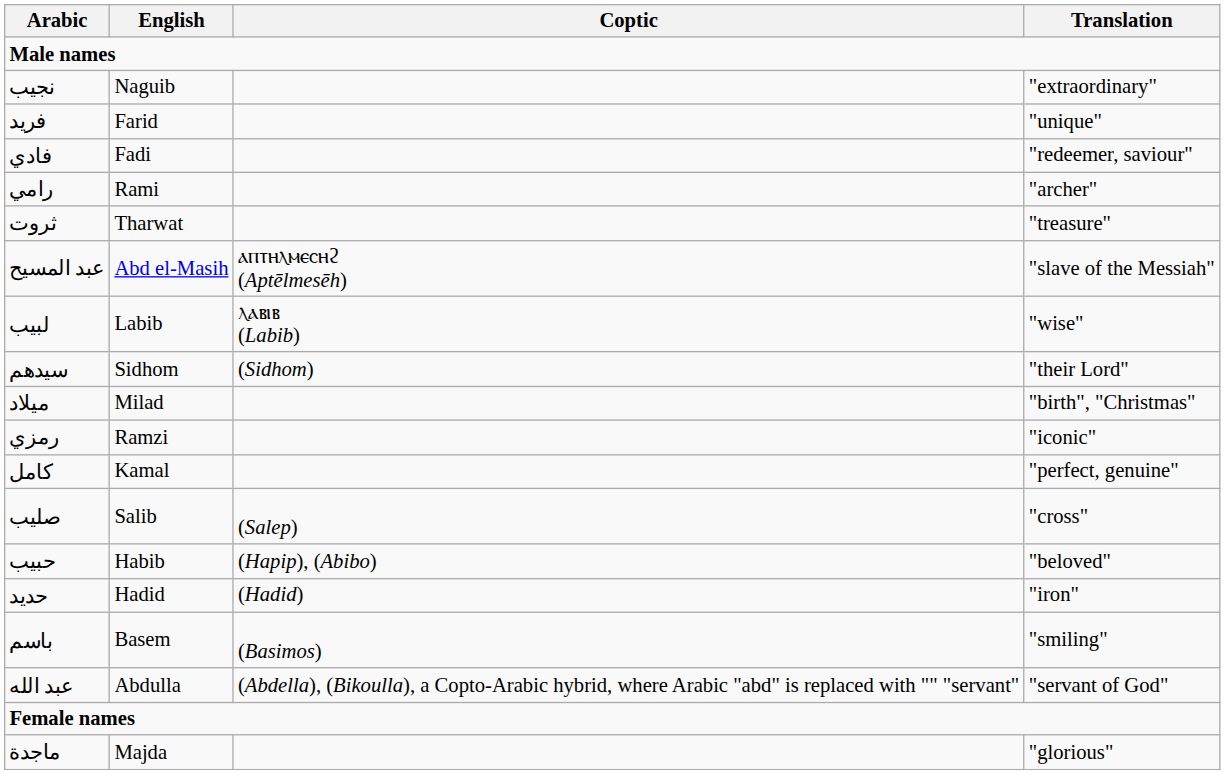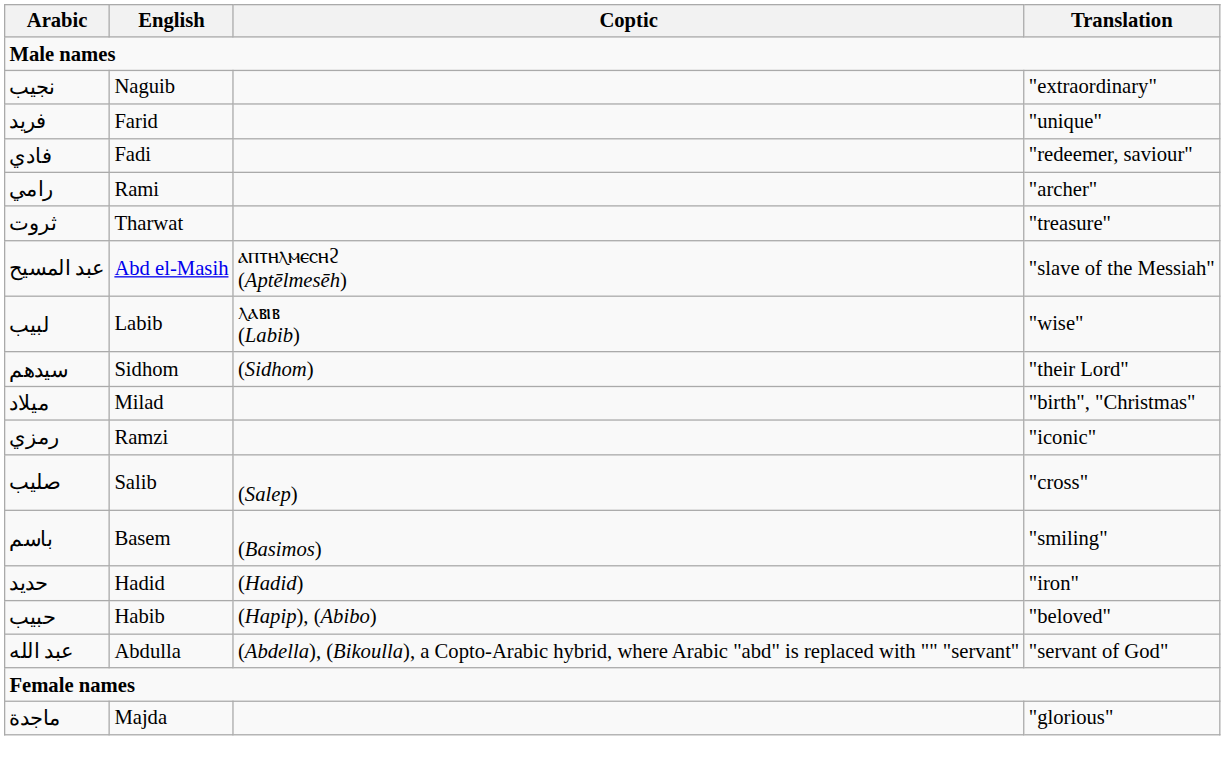- row: (31, 471)
rows swapped: (31, 640) <-> (33, 561)
